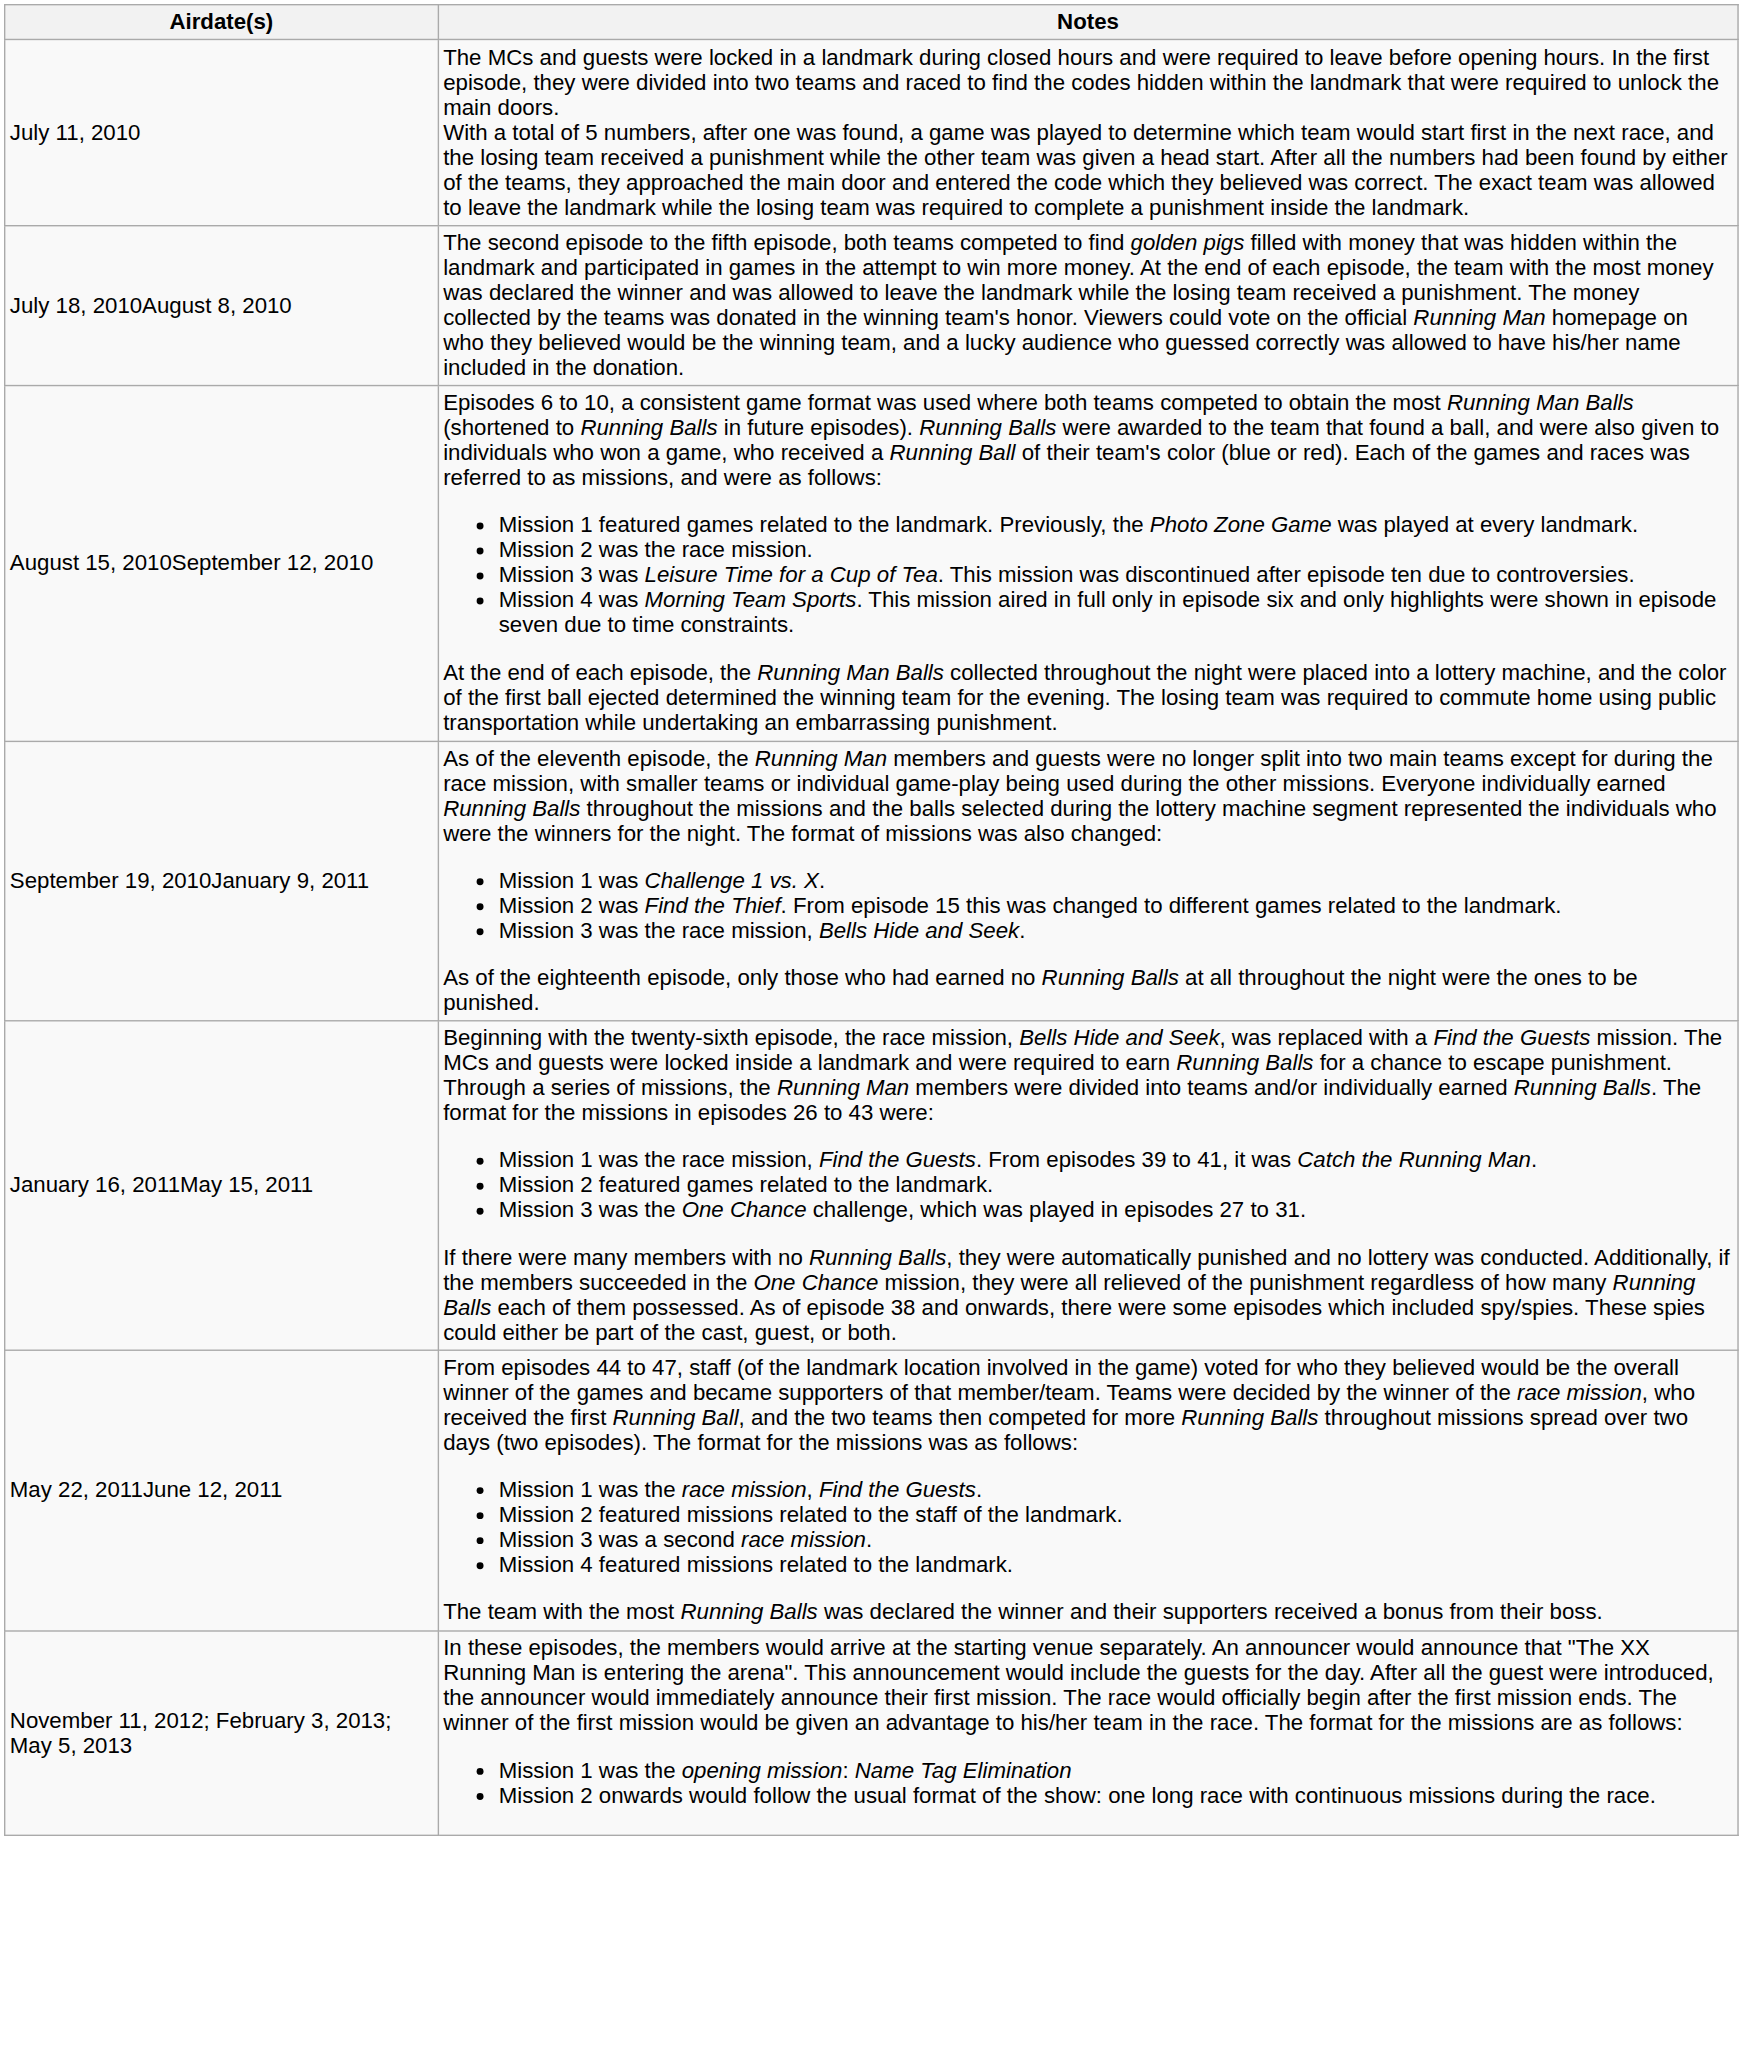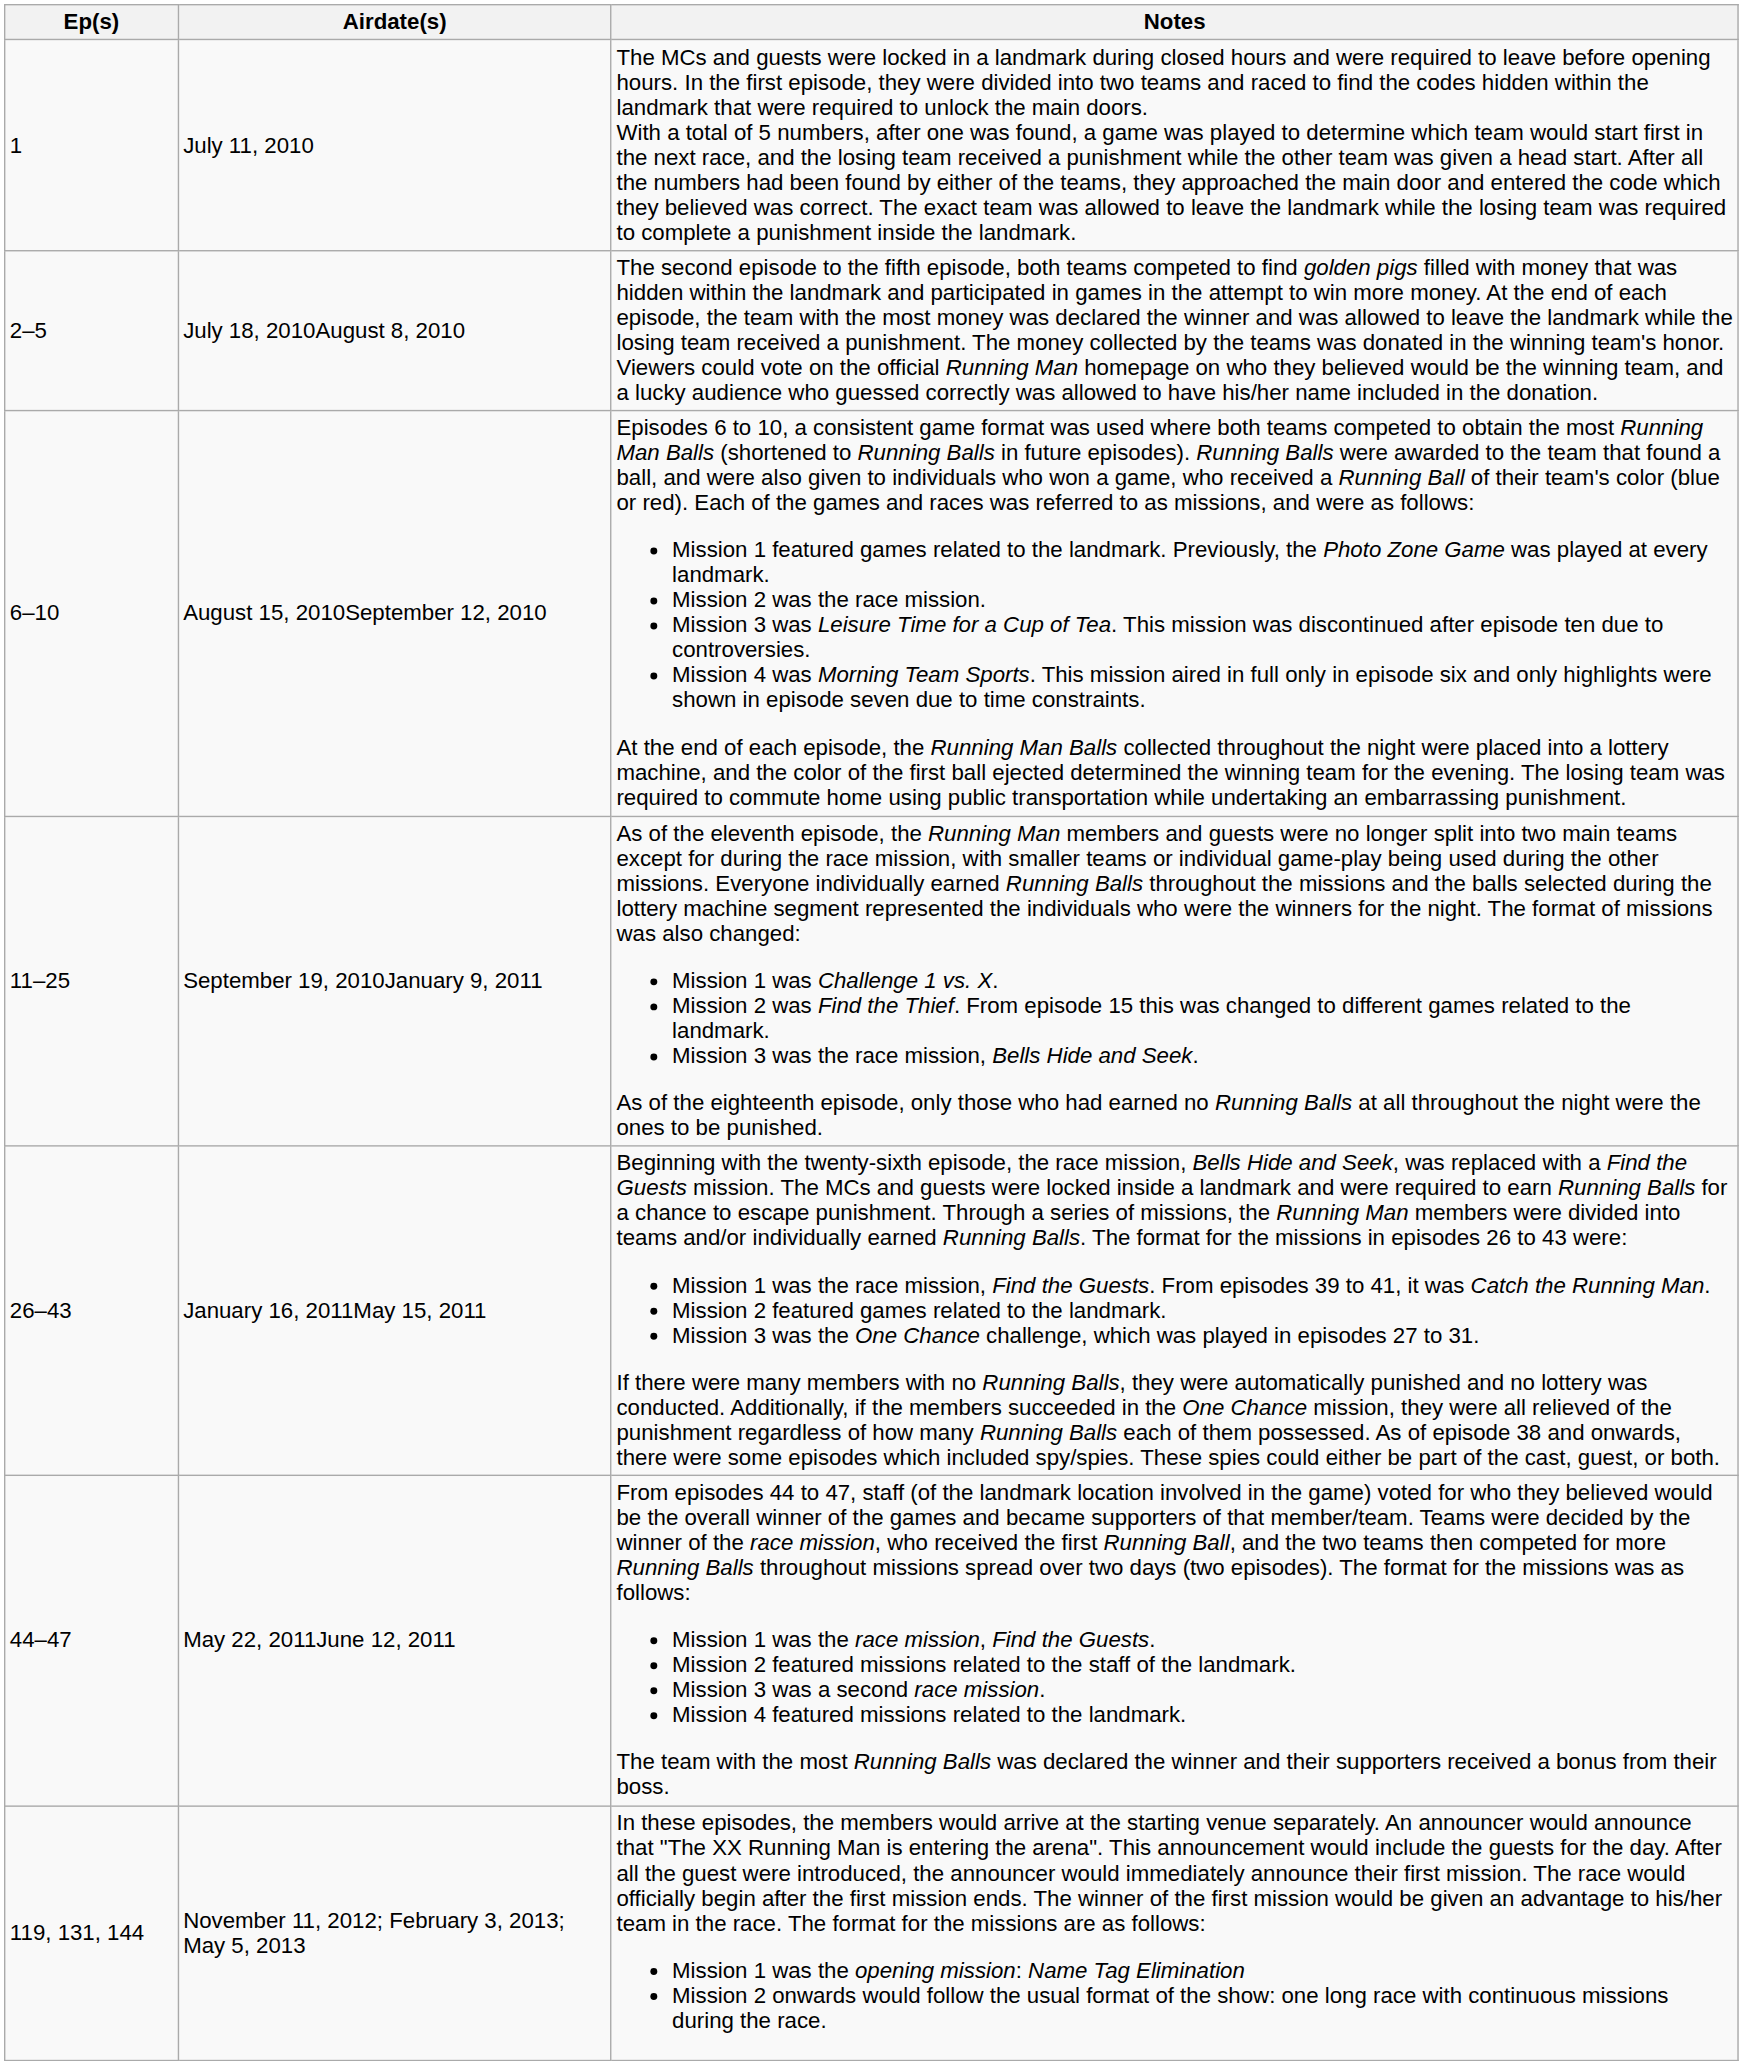+ column: (91, 22)
